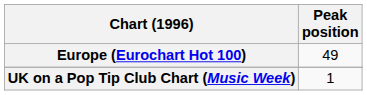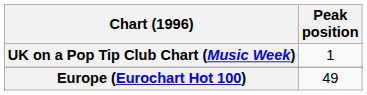rows swapped: (152, 55) <-> (152, 78)
